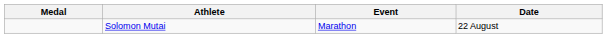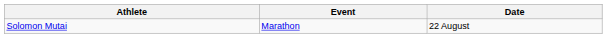- column: (54, 12)
